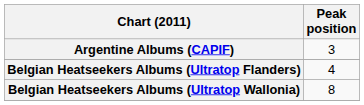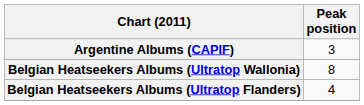rows swapped: (154, 69) <-> (154, 89)
